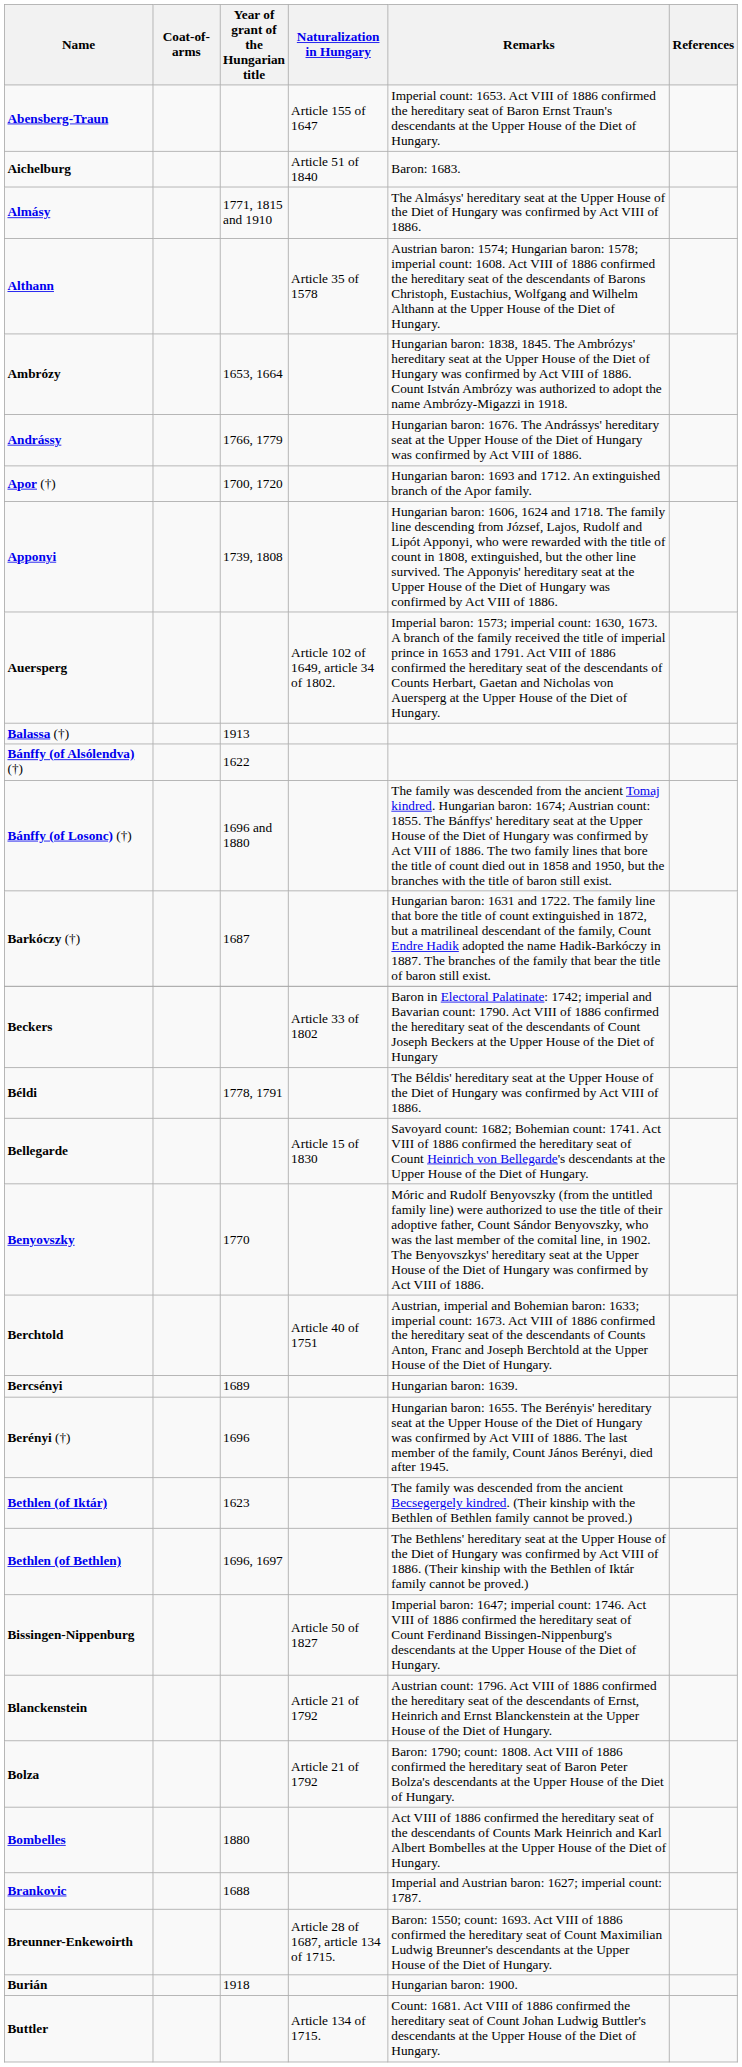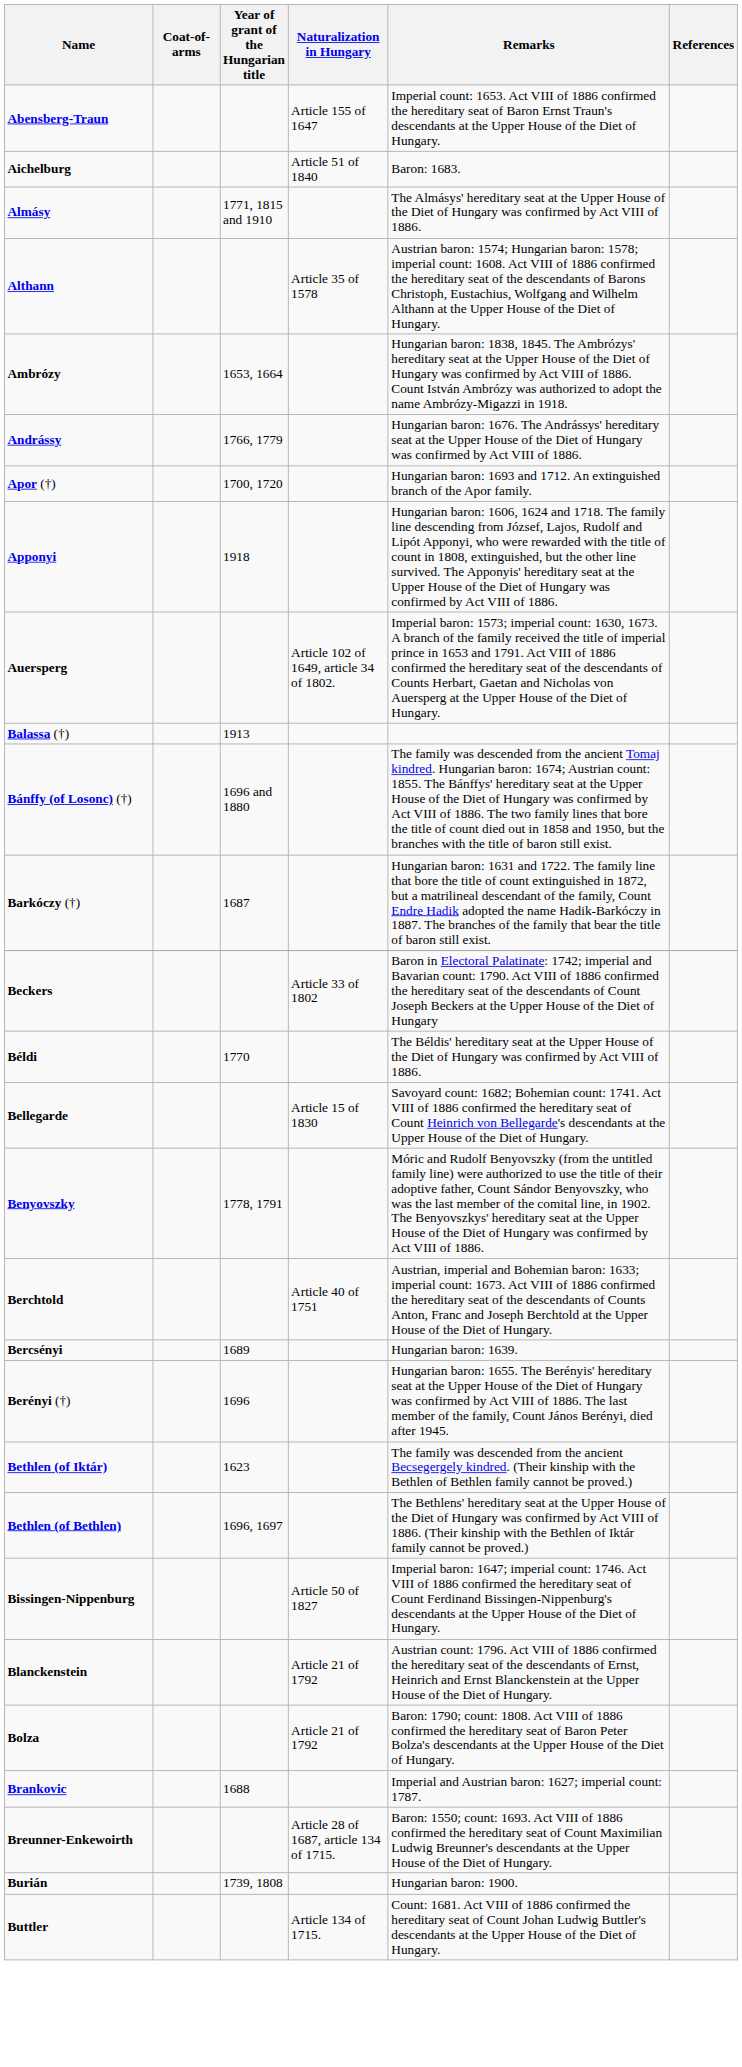(253, 557) 1739, 1808 -> (236, 557) 1918
- row: (71, 762)
(253, 1092) 1778, 1791 -> (236, 1056) 1770
(236, 1239) 1770 -> (253, 1203) 1778, 1791
- row: (37, 1839)
(236, 1985) 1918 -> (253, 1883) 1739, 1808
